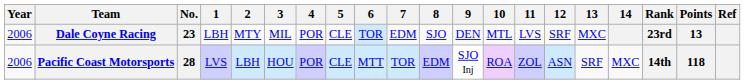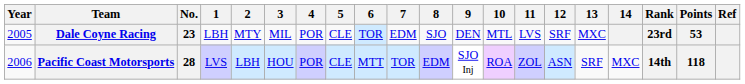(20, 34) 2006 -> (20, 34) 2005
(696, 34) 13 -> (696, 34) 53
